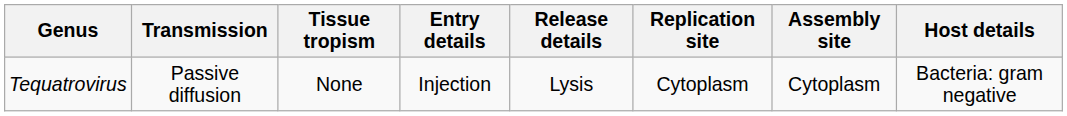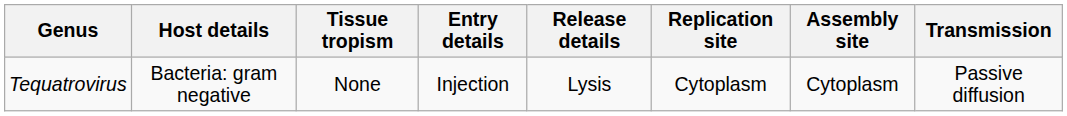columns swapped: (980, 30) <-> (205, 30)
